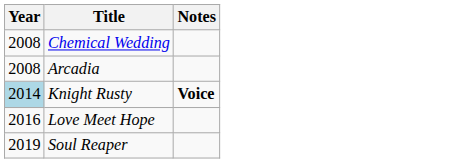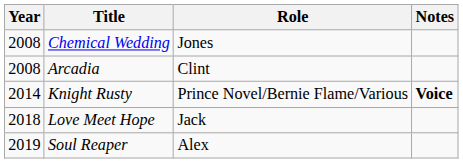+ column: (293, 17)
(24, 94) lightblue background -> (24, 94) no background
(24, 119) 2016 -> (24, 119) 2018
